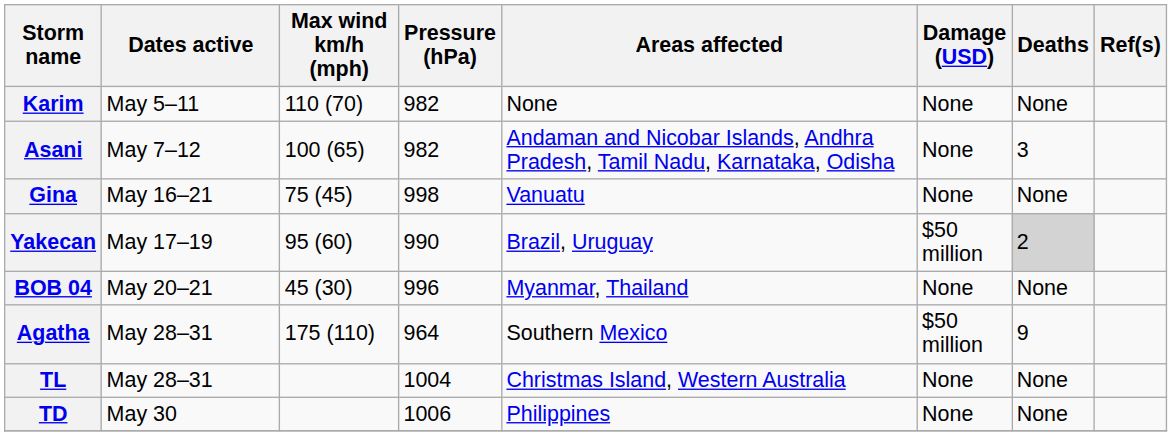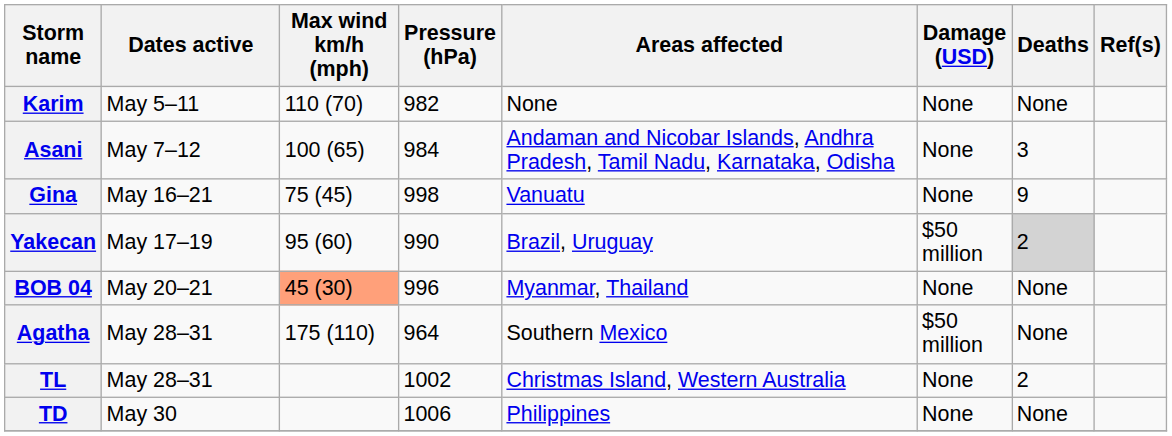(421, 149) 982 -> (421, 149) 984
(1042, 195) None -> (1023, 195) 9
(319, 287) no background -> (319, 287) lightsalmon background
(1023, 334) 9 -> (1042, 334) None
(427, 380) 1004 -> (427, 380) 1002
(1042, 380) None -> (1023, 380) 2
